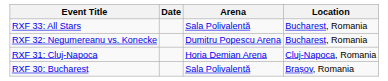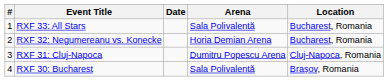+ column: (10, 12)
(233, 41) Dumitru Popescu Arena -> (231, 41) Horia Demian Arena
(226, 55) Horia Demian Arena -> (238, 55) Dumitru Popescu Arena
